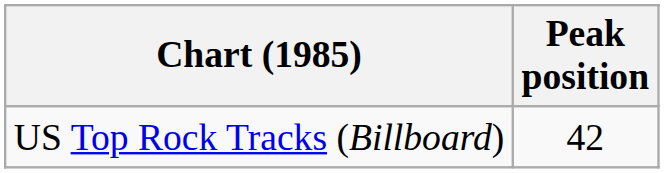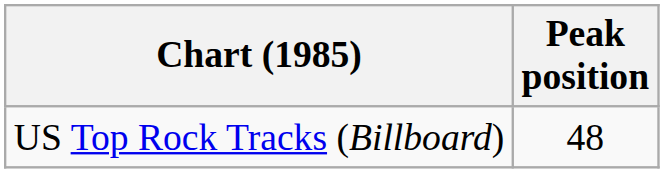(585, 136) 42 -> (585, 136) 48
